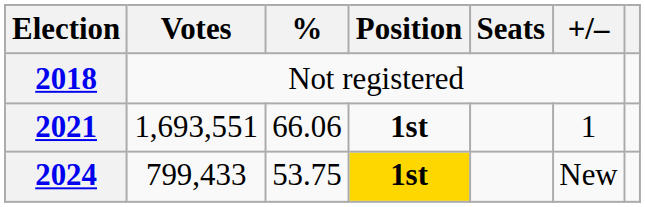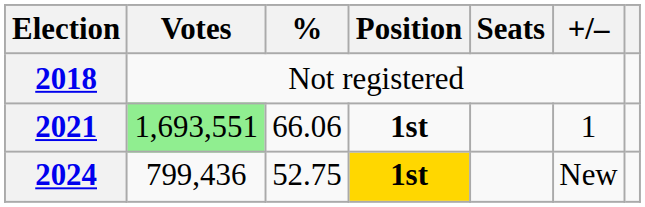(196, 126) no background -> (196, 126) lightgreen background
(196, 175) 799,433 -> (196, 175) 799,436
(307, 175) 53.75 -> (307, 175) 52.75
